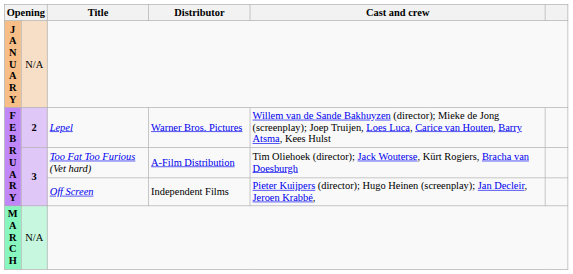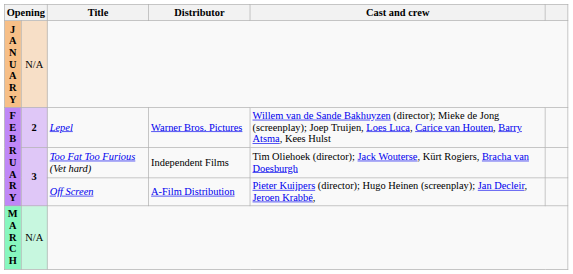(193, 162) A-Film Distribution -> (190, 162) Independent Films
(190, 191) Independent Films -> (193, 191) A-Film Distribution
